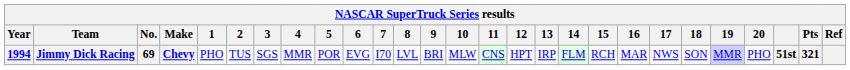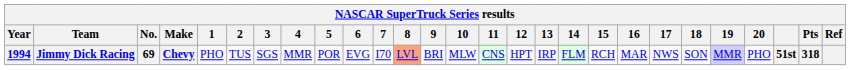(407, 54) no background -> (407, 54) lightsalmon background
(811, 54) 321 -> (811, 54) 318
